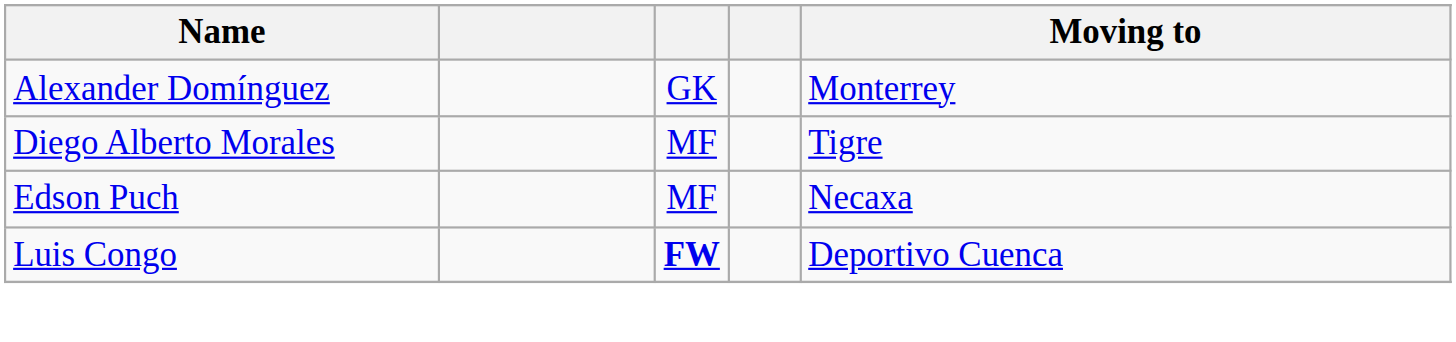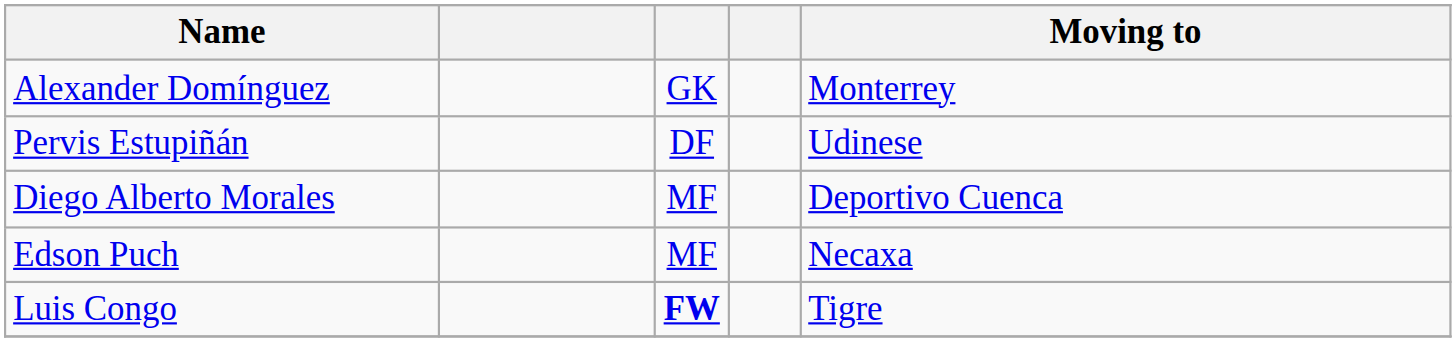+ row: (131, 142)
(845, 142) Tigre -> (936, 198) Deportivo Cuenca
(936, 253) Deportivo Cuenca -> (845, 308) Tigre
